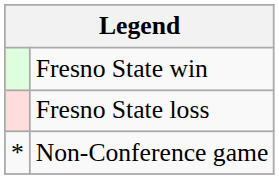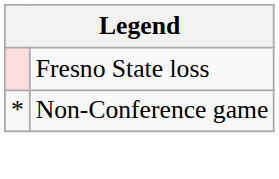- row: (122, 68)
